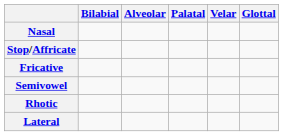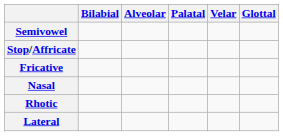rows swapped: (41, 31) <-> (41, 85)
